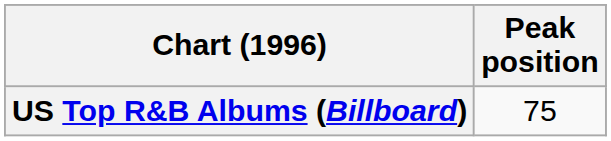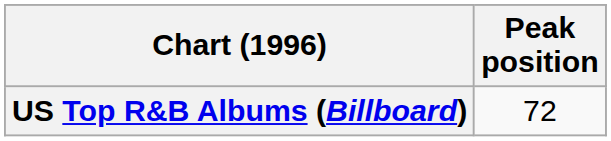(540, 110) 75 -> (540, 110) 72
